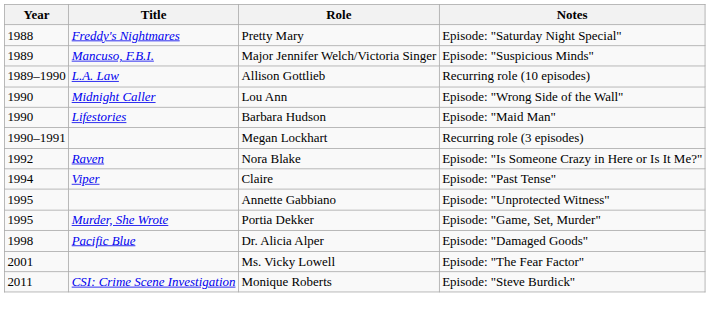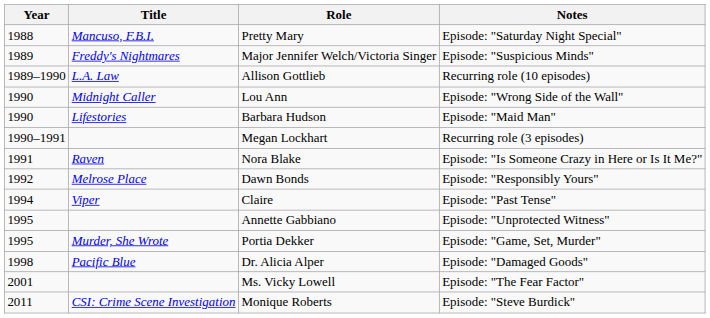(126, 35) Freddy's Nightmares -> (113, 35) Mancuso, F.B.I.
(113, 55) Mancuso, F.B.I. -> (126, 55) Freddy's Nightmares
(20, 158) 1992 -> (20, 158) 1991
+ row: (275, 179)
